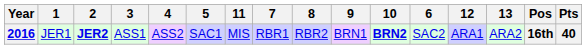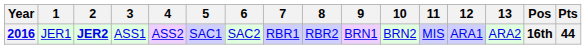columns swapped: (429, 14) <-> (239, 14)
(390, 34) bold -> (400, 34) normal
(569, 34) 40 -> (568, 34) 44
